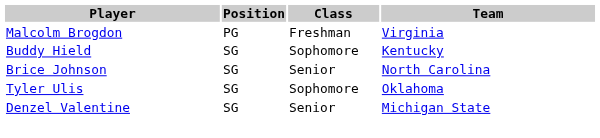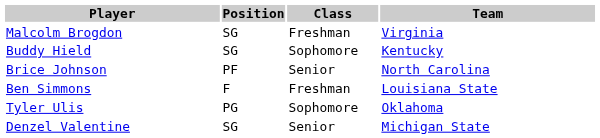(231, 32) PG -> (230, 32) SG
(231, 70) SG -> (230, 70) PF
+ row: (49, 89)
(231, 89) SG -> (230, 107) PG
